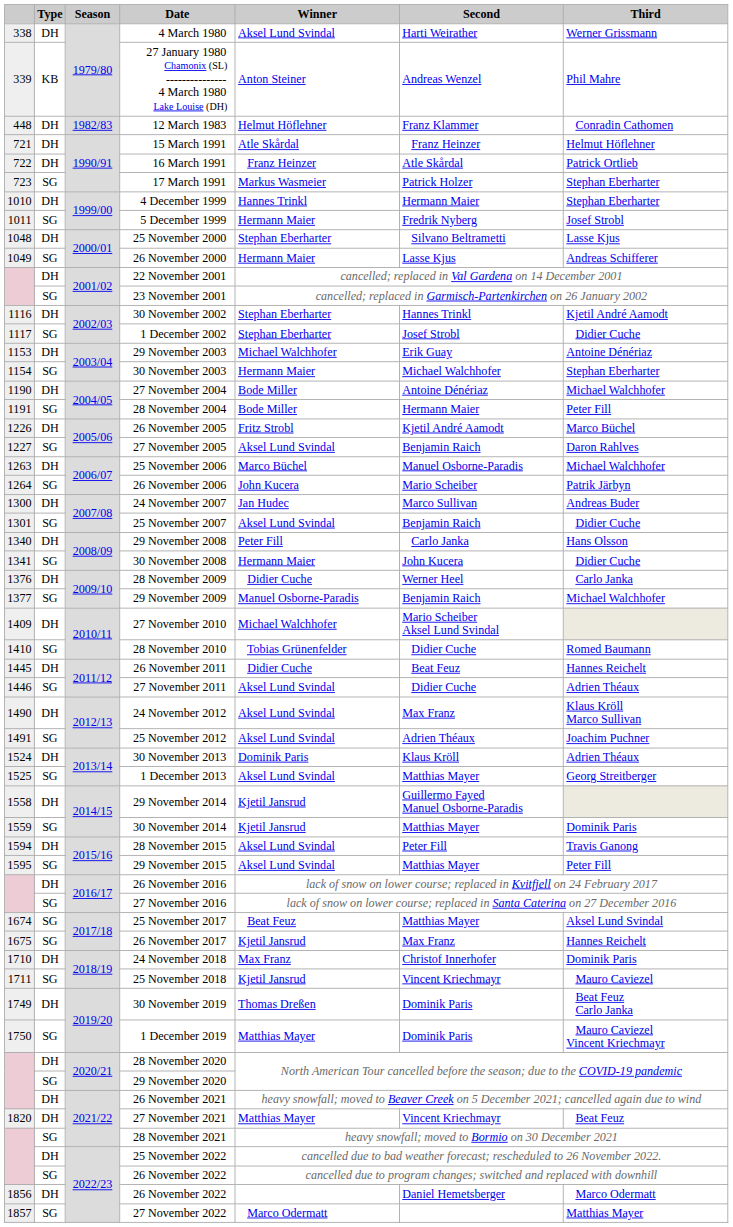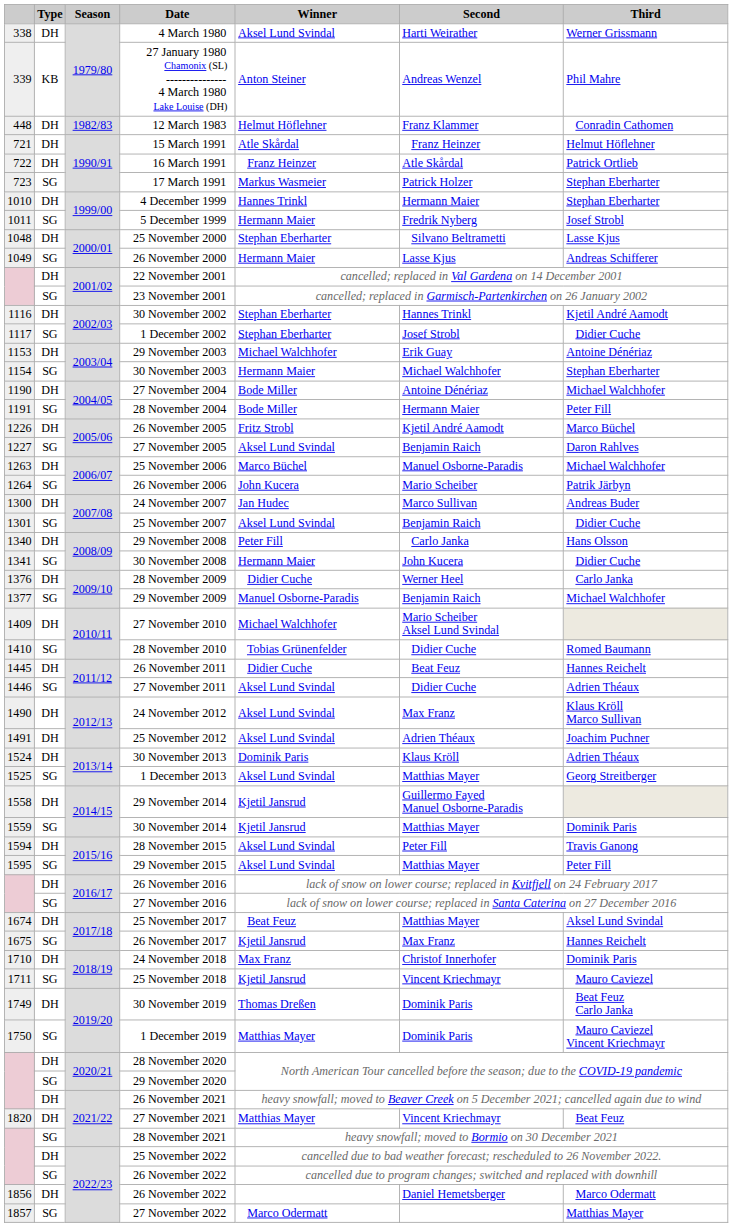(50, 738) SG -> (50, 738) DH
(50, 921) SG -> (50, 921) DH
